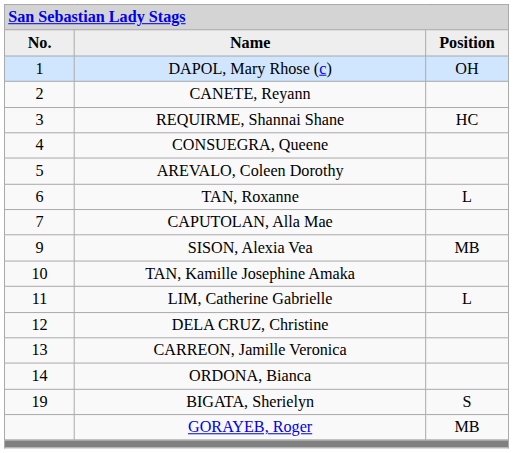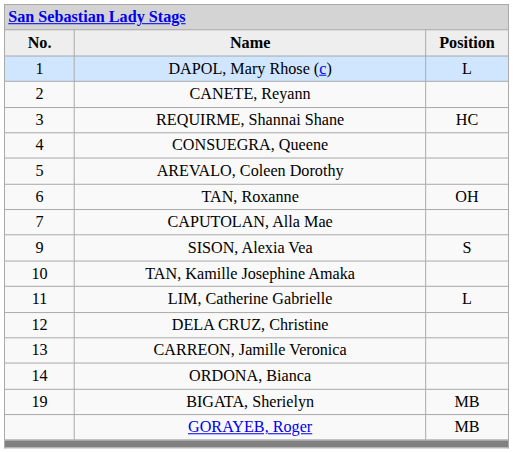(467, 68) OH -> (467, 68) L
(467, 196) L -> (467, 196) OH
(467, 247) MB -> (467, 247) S
(467, 401) S -> (467, 401) MB
